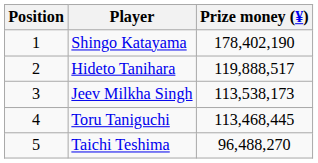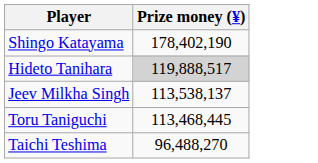- column: (36, 17)
(254, 68) no background -> (191, 68) lightgrey background
(254, 94) 113,538,173 -> (191, 94) 113,538,137
